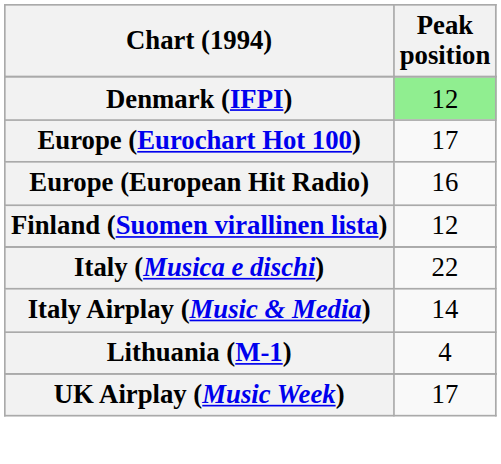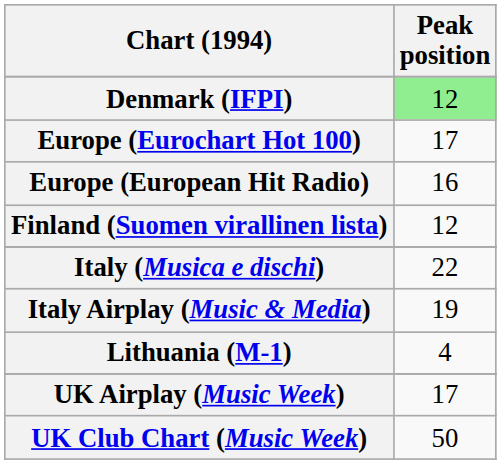(445, 310) 14 -> (445, 310) 19
+ row: (199, 437)
